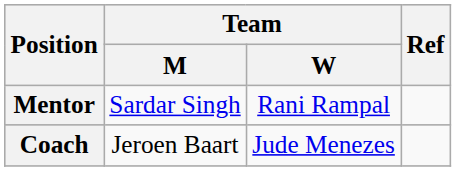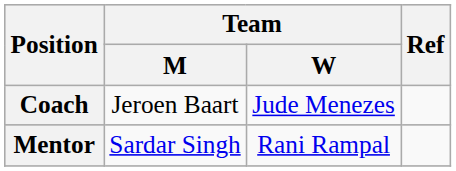rows swapped: (54, 144) <-> (54, 104)
